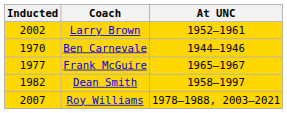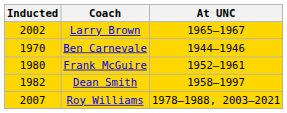(216, 30) 1952–1961 -> (216, 30) 1965–1967
(33, 65) 1977 -> (33, 65) 1980
(216, 65) 1965–1967 -> (216, 65) 1952–1961
